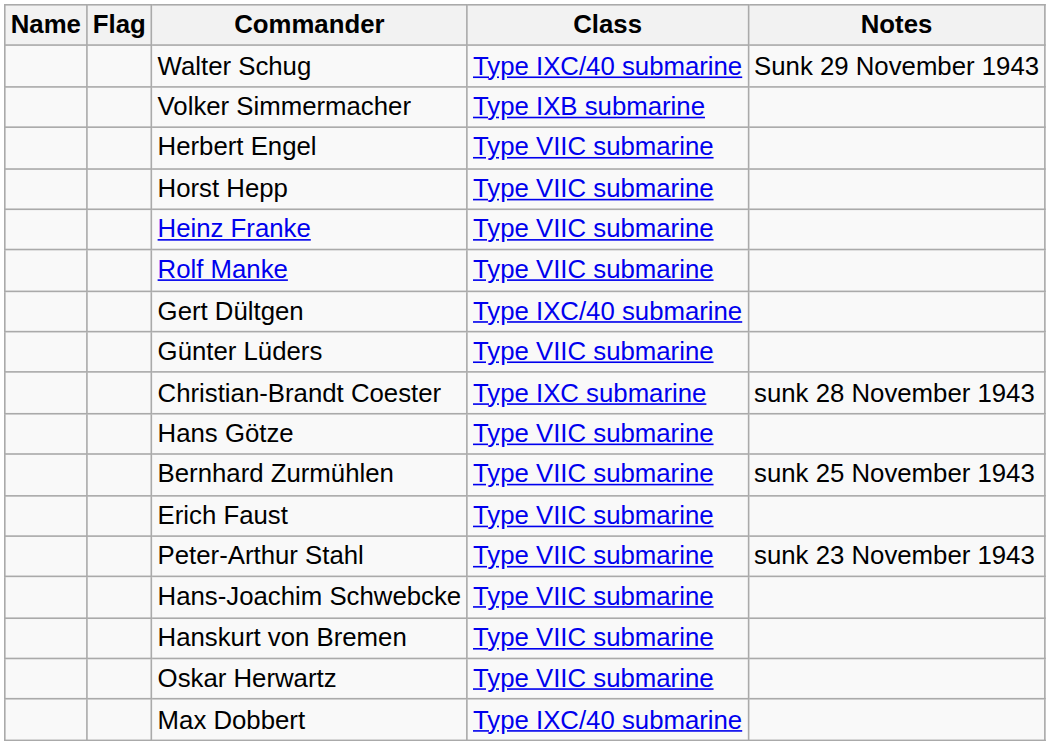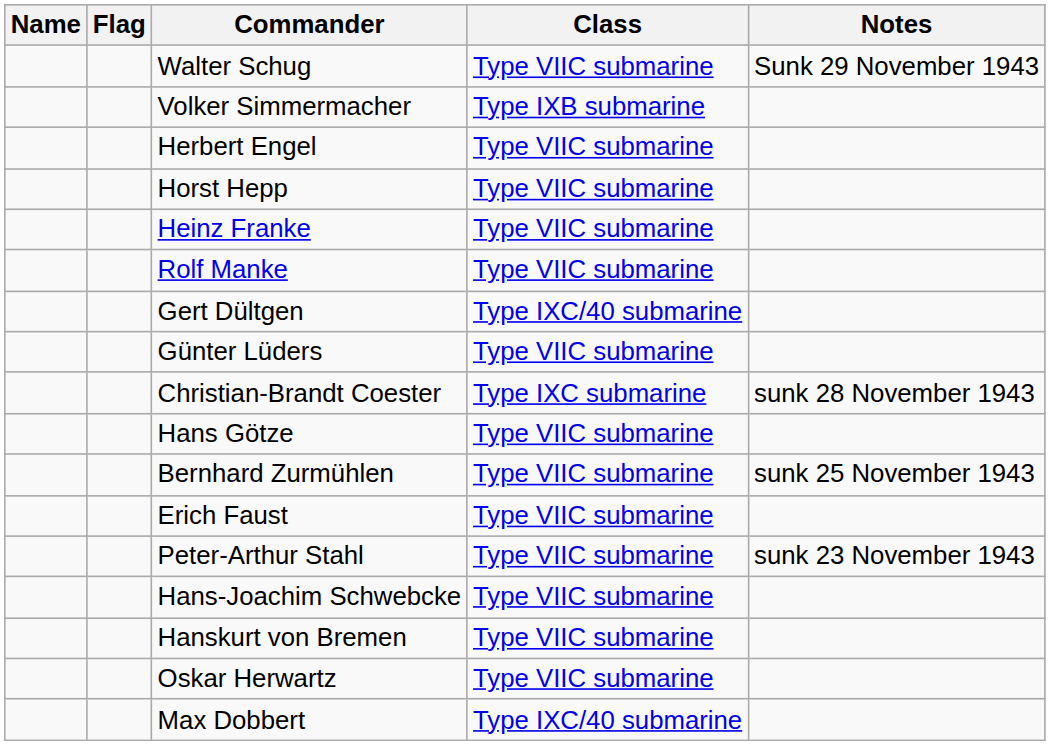(608, 65) Type IXC/40 submarine -> (593, 65) Type VIIC submarine
